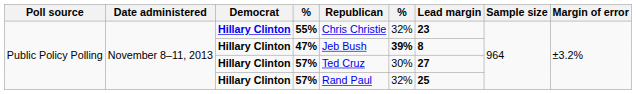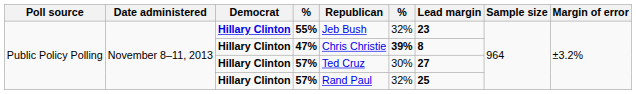(354, 30) Chris Christie -> (344, 30) Jeb Bush
(344, 47) Jeb Bush -> (354, 47) Chris Christie
